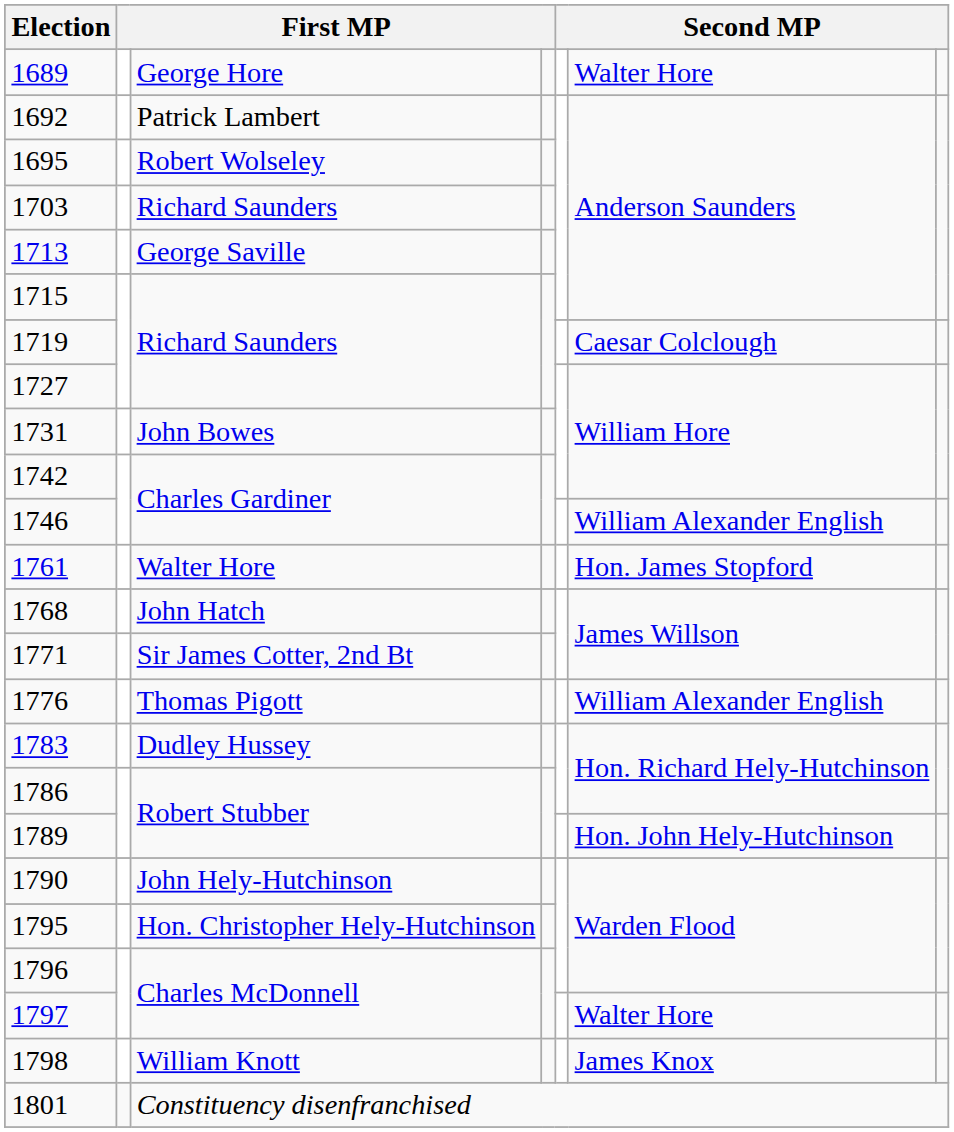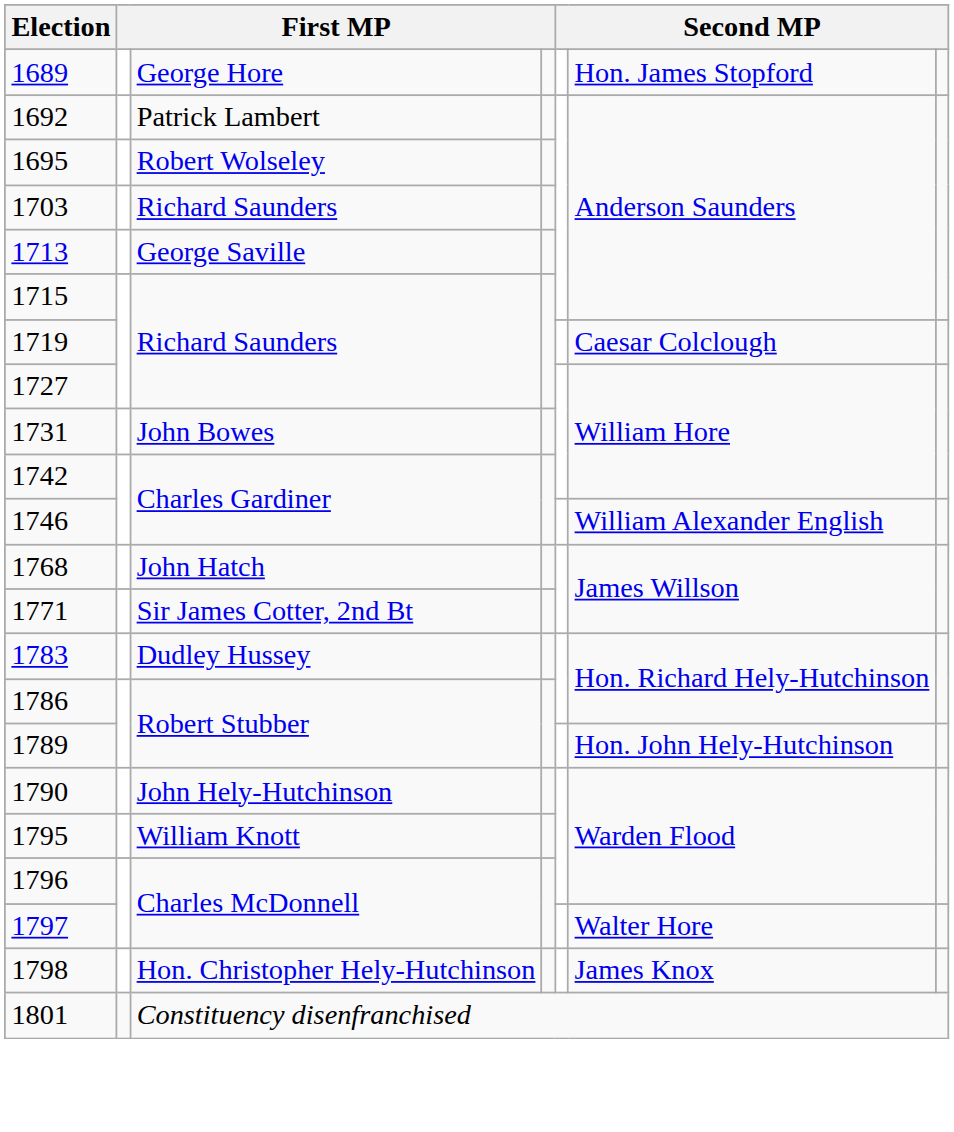(644, 71) Walter Hore -> (694, 71) Hon. James Stopford
- row: (40, 565)
- row: (40, 700)
(336, 925) Hon. Christopher Hely-Hutchinson -> (218, 835) William Knott
(218, 1059) William Knott -> (336, 970) Hon. Christopher Hely-Hutchinson
